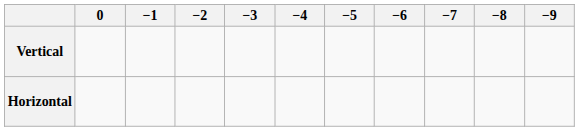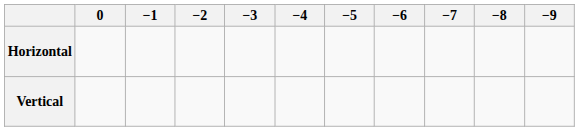rows swapped: (40, 51) <-> (40, 101)
